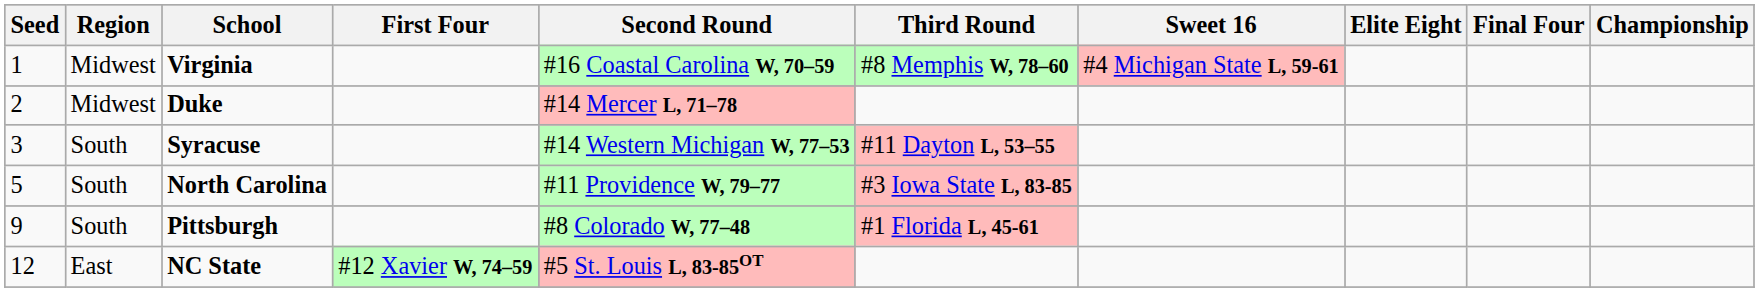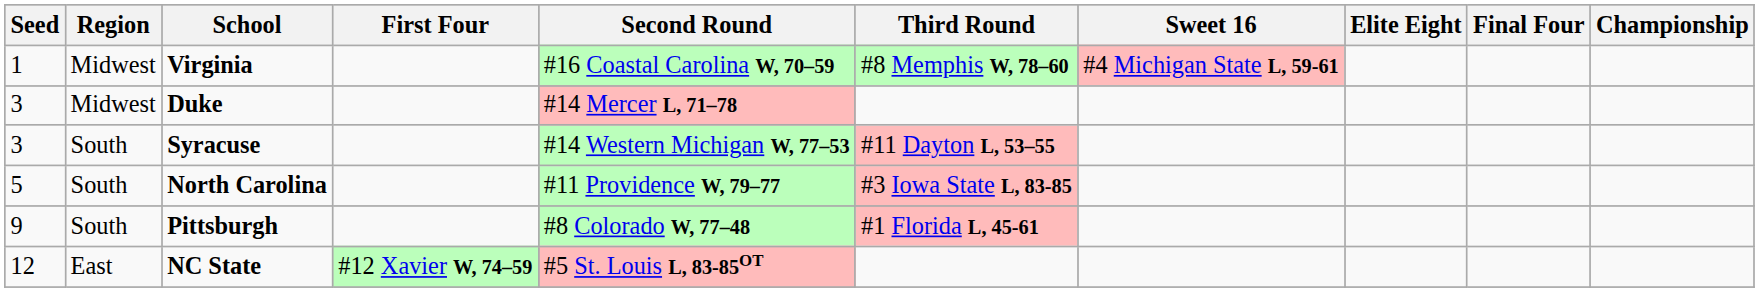(17, 105) 2 -> (17, 105) 3
